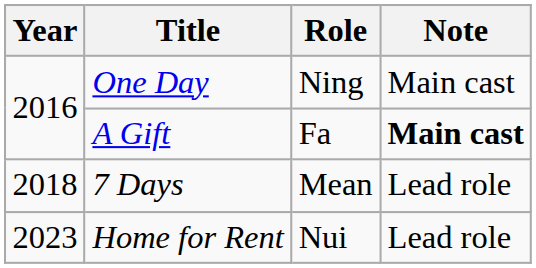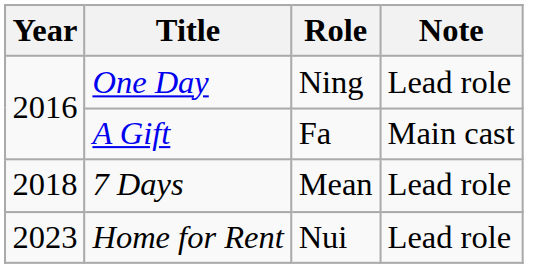(451, 81) Main cast -> (449, 81) Lead role
(456, 133) bold -> (451, 133) normal
